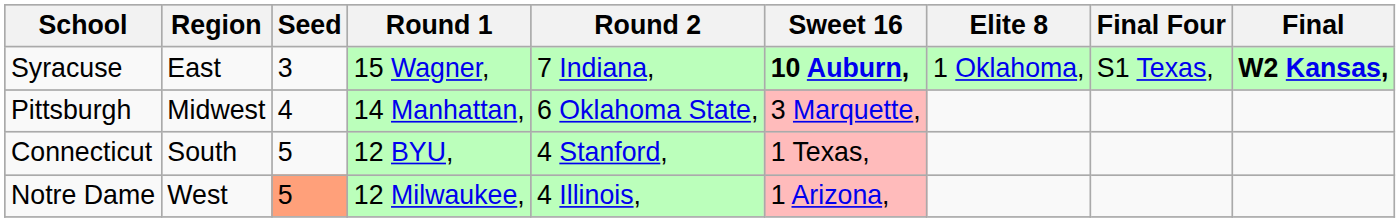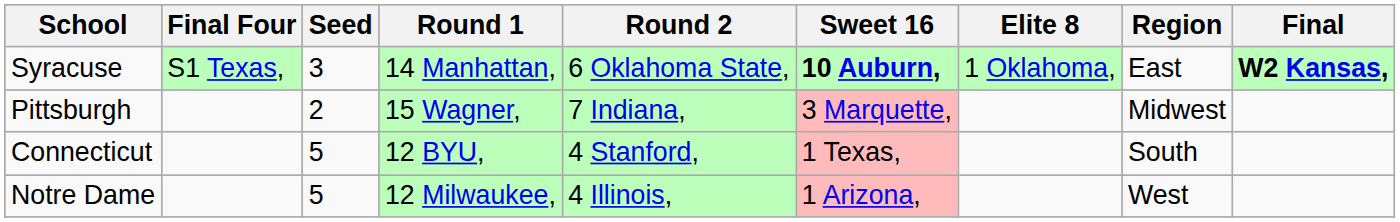columns swapped: (216, 25) <-> (1161, 25)
(422, 68) 15 Wagner, -> (470, 68) 14 Manhattan,
(596, 68) 7 Indiana, -> (679, 68) 6 Oklahoma State,
(285, 110) 4 -> (316, 110) 2
(439, 110) 14 Manhattan, -> (453, 110) 15 Wagner,
(648, 110) 6 Oklahoma State, -> (627, 110) 7 Indiana,
(285, 195) lightsalmon background -> (316, 195) no background
